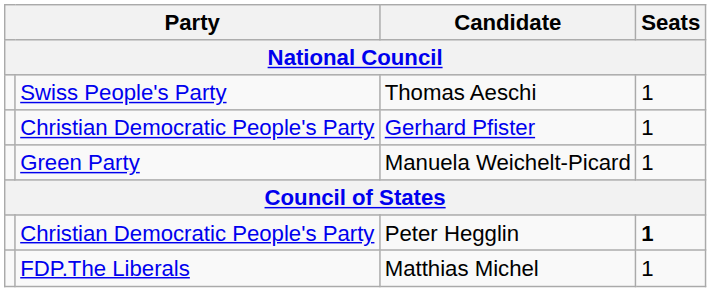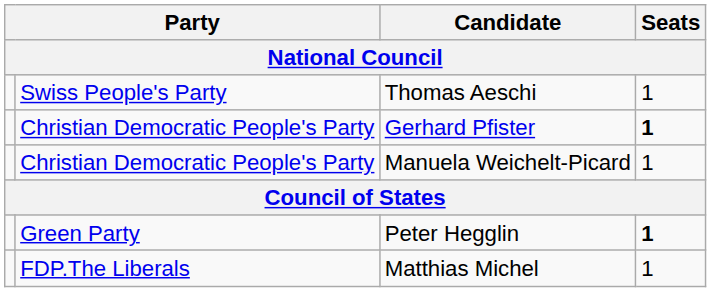(647, 128) normal -> (647, 128) bold
(80, 163) Green Party -> (197, 163) Christian Democratic People's Party
(197, 233) Christian Democratic People's Party -> (80, 233) Green Party
